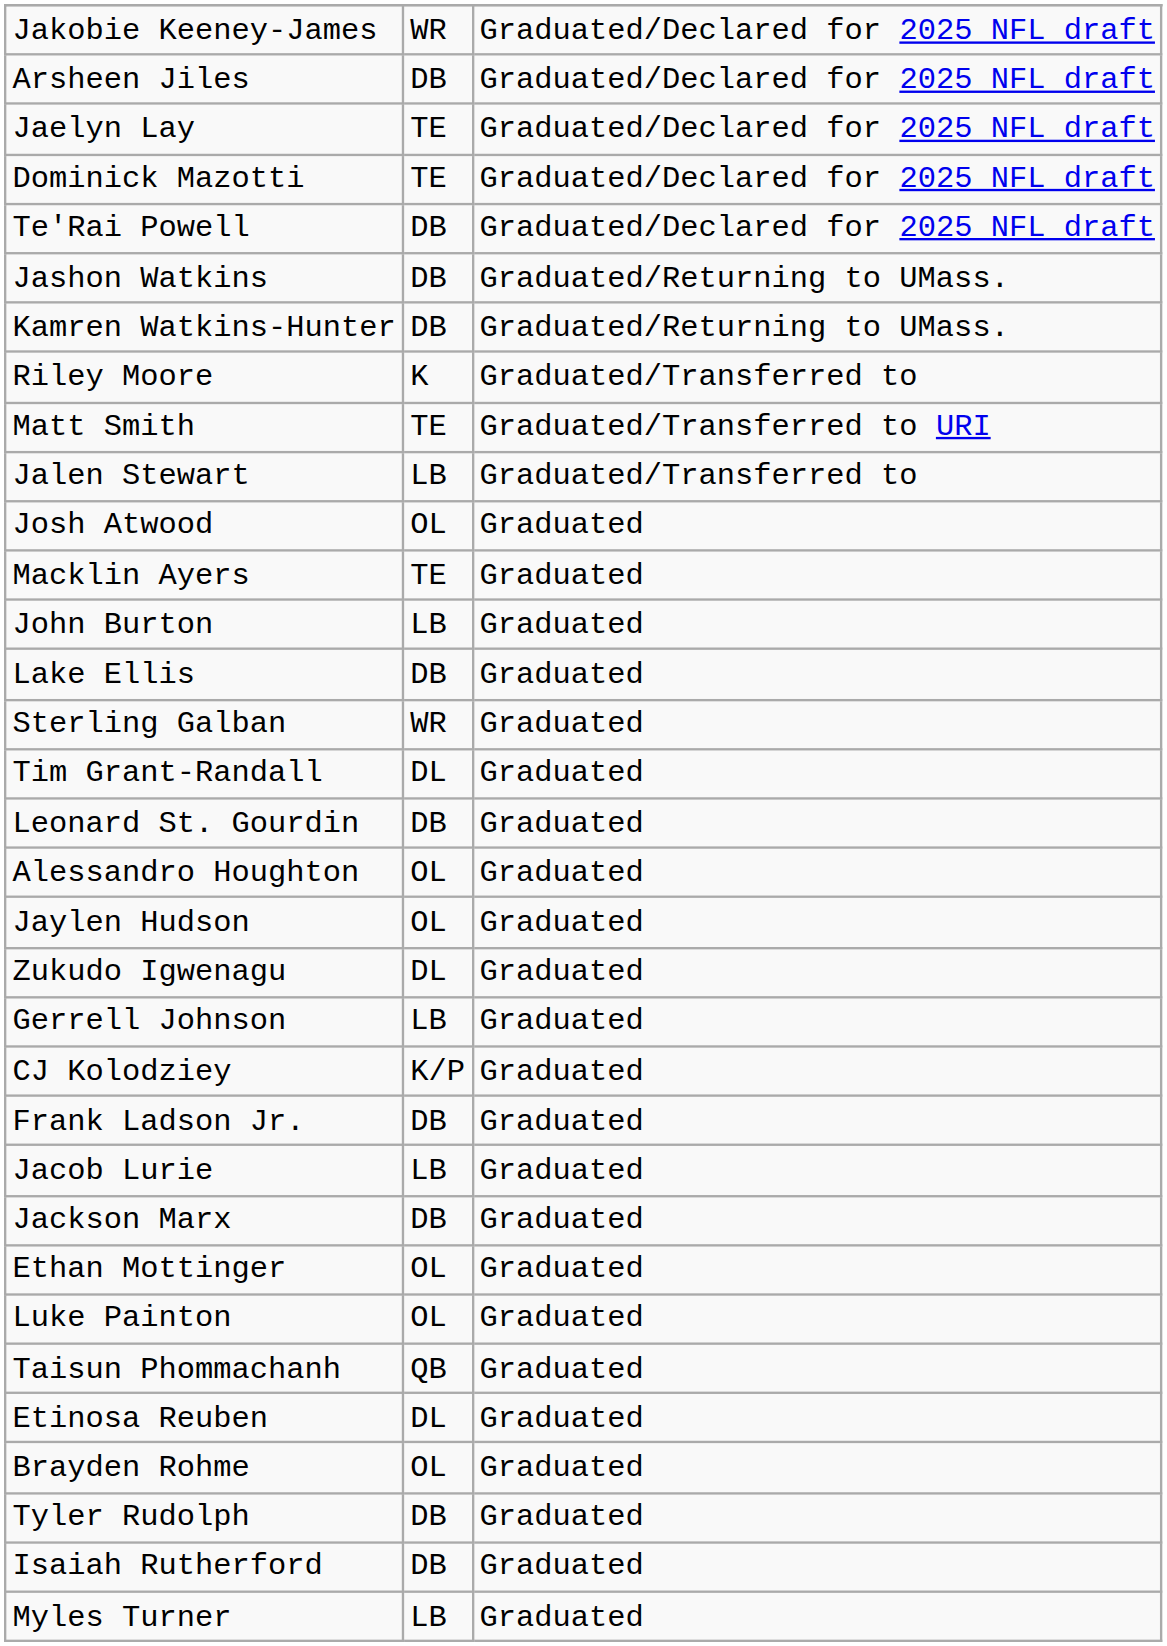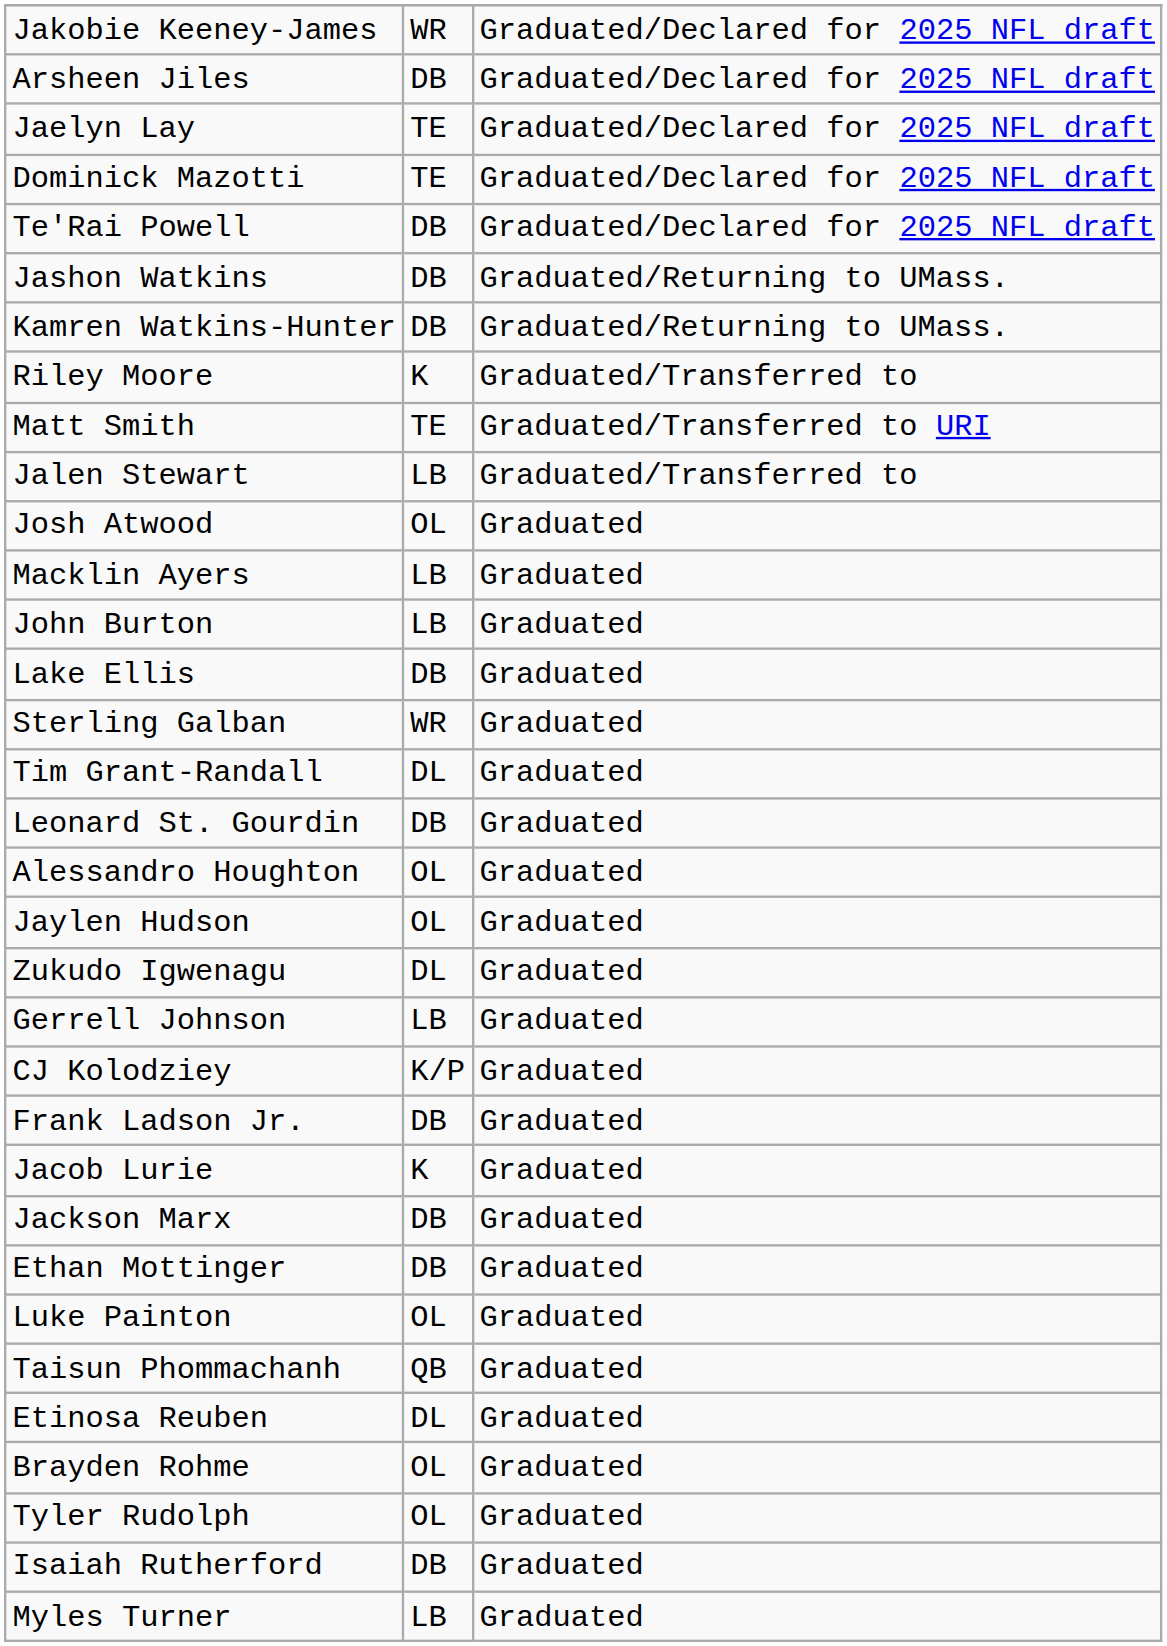(429, 575) TE -> (429, 575) LB
(429, 1170) LB -> (419, 1170) K
(429, 1269) OL -> (429, 1269) DB
(429, 1517) DB -> (429, 1517) OL
